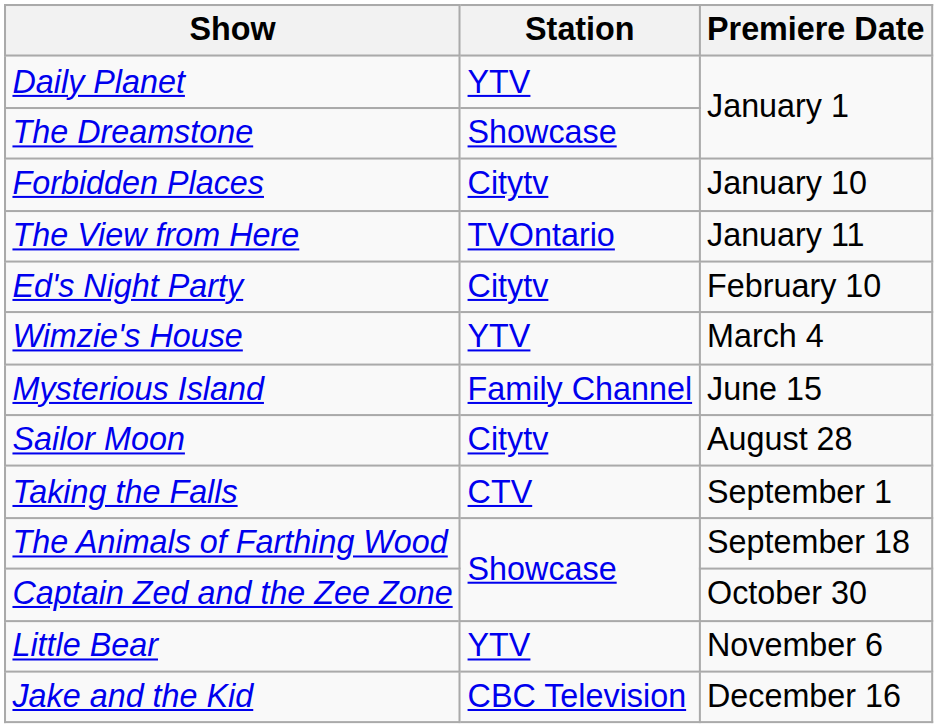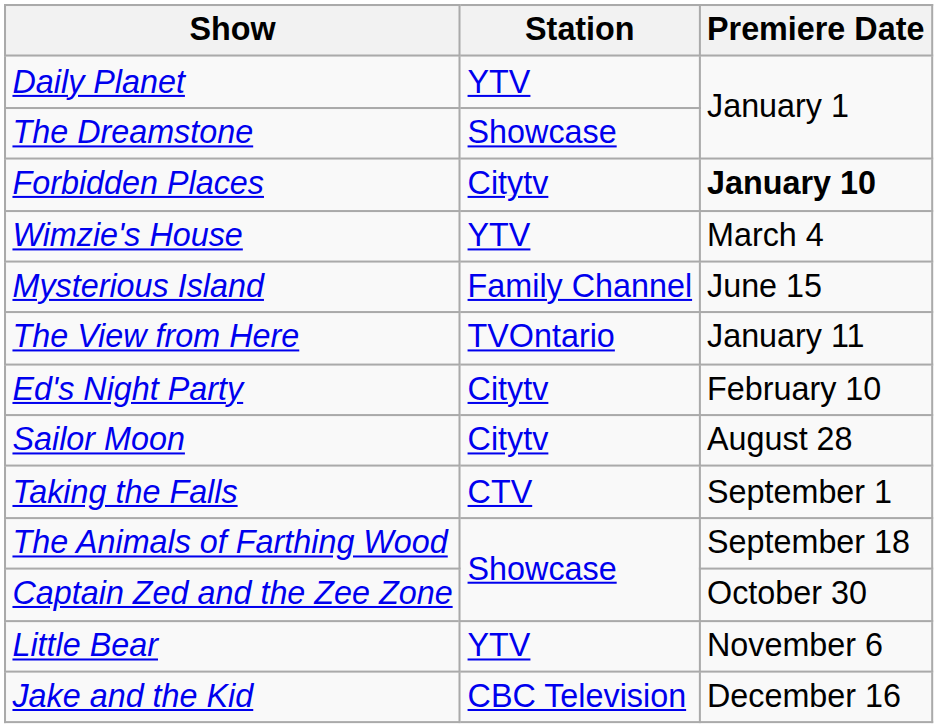(787, 183) normal -> (791, 183) bold
rows swapped: (156, 235) <-> (128, 337)
rows swapped: (128, 286) <-> (138, 388)
